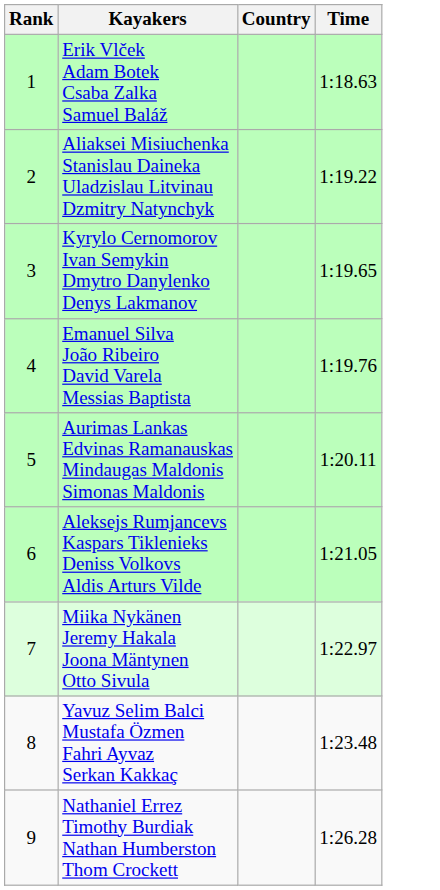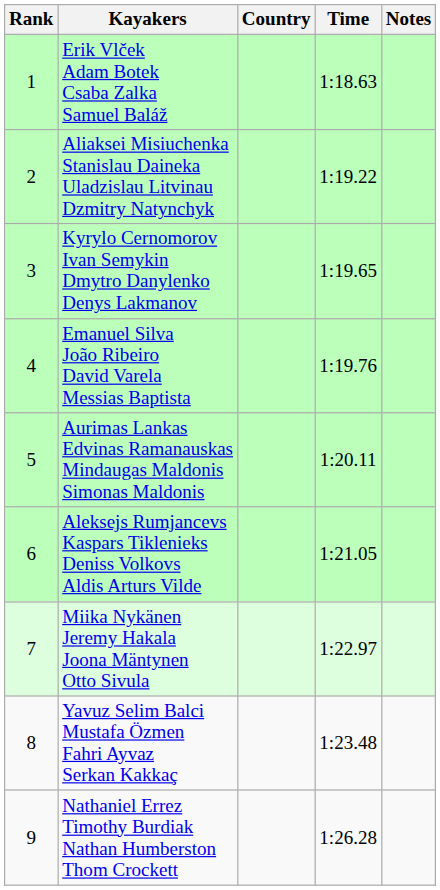+ column: (409, 19)
